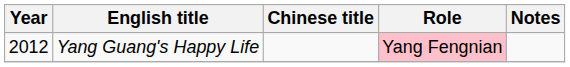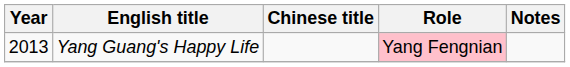(29, 47) 2012 -> (29, 47) 2013
